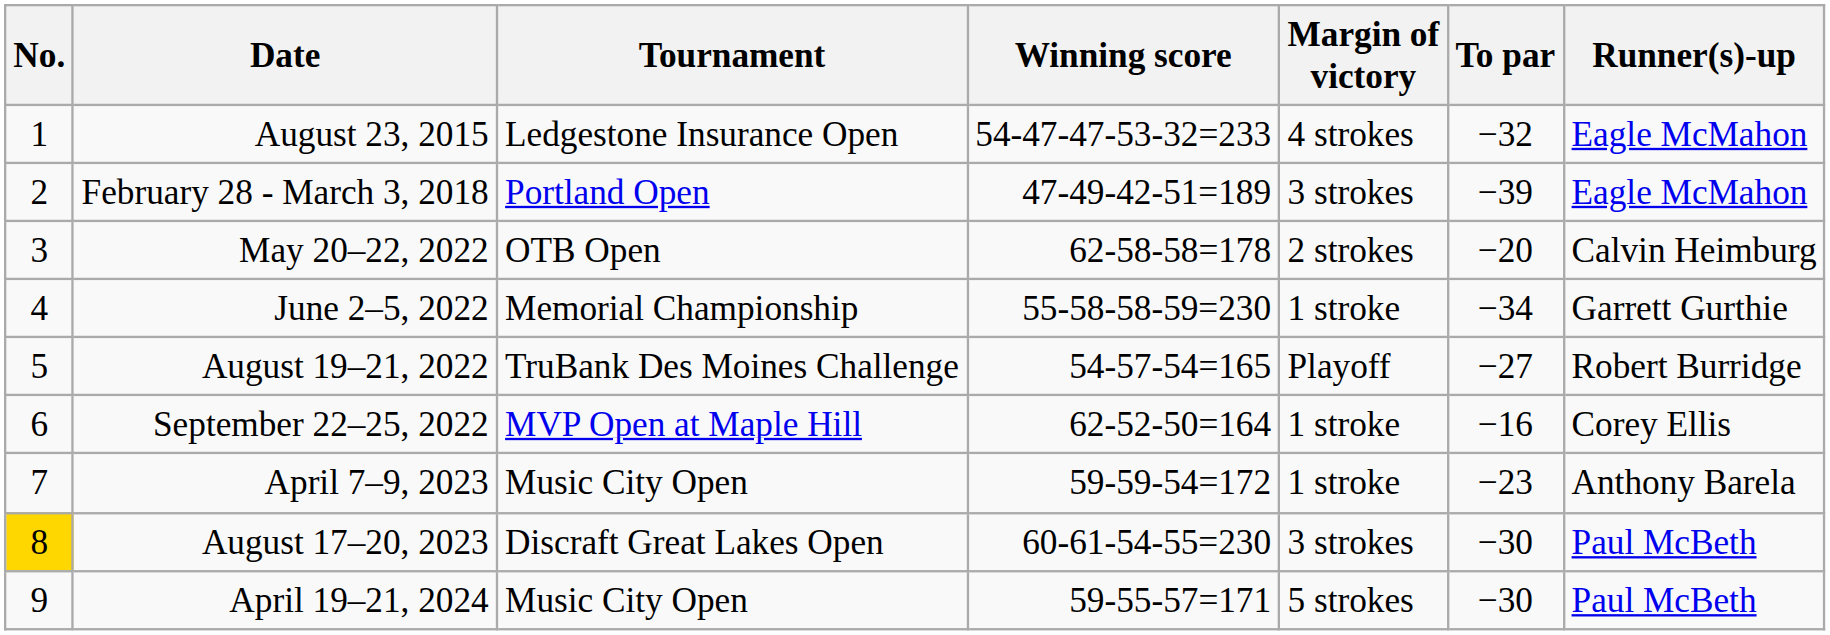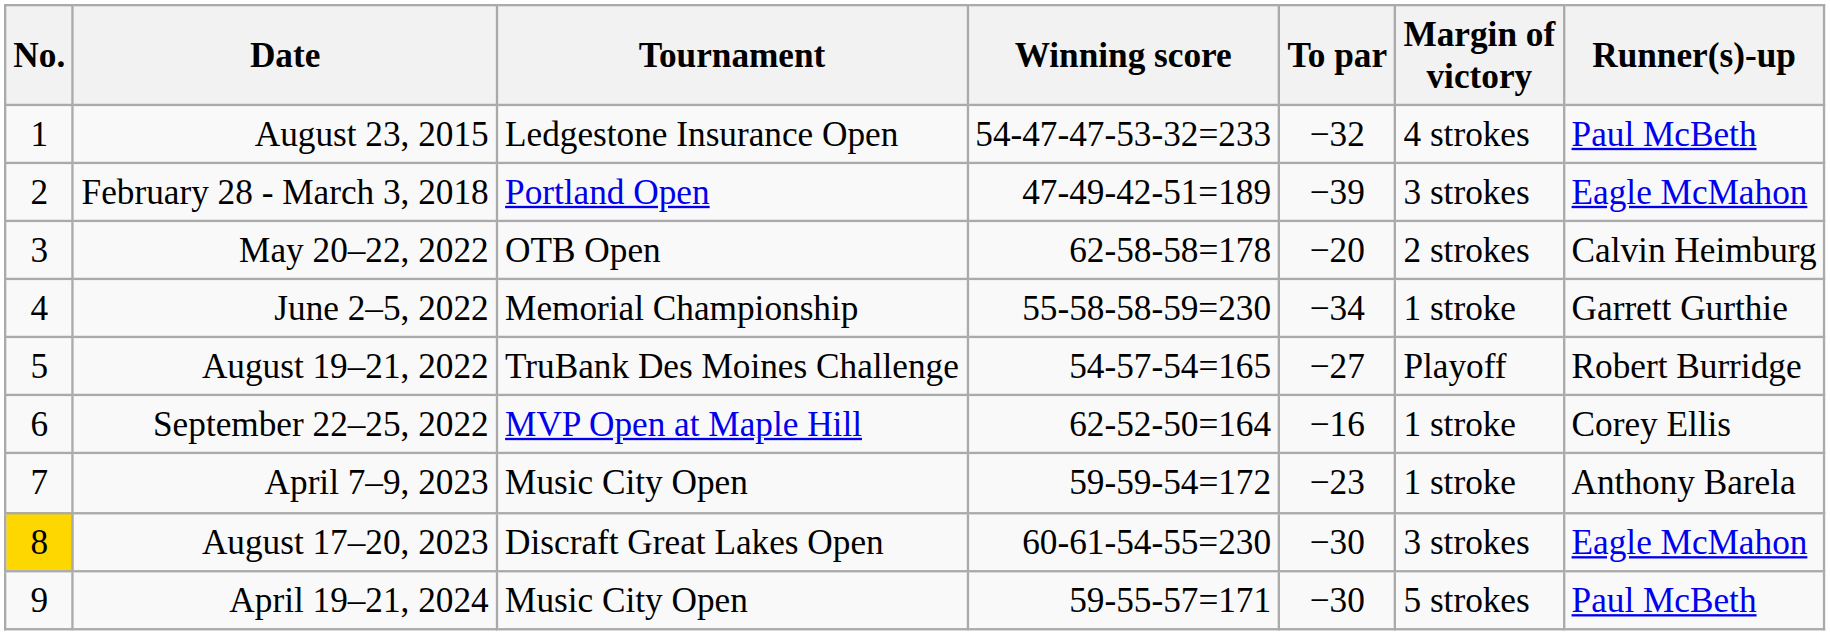columns swapped: (1505, 54) <-> (1363, 54)
(1689, 133) Eagle McMahon -> (1664, 133) Paul McBeth
(1664, 540) Paul McBeth -> (1689, 540) Eagle McMahon
